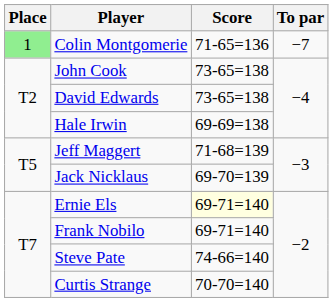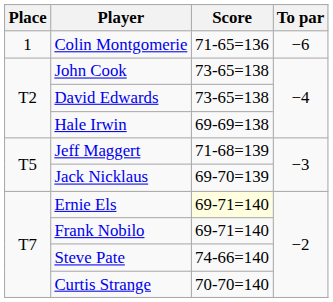(28, 44) lightgreen background -> (28, 44) no background
(300, 44) −7 -> (300, 44) −6
